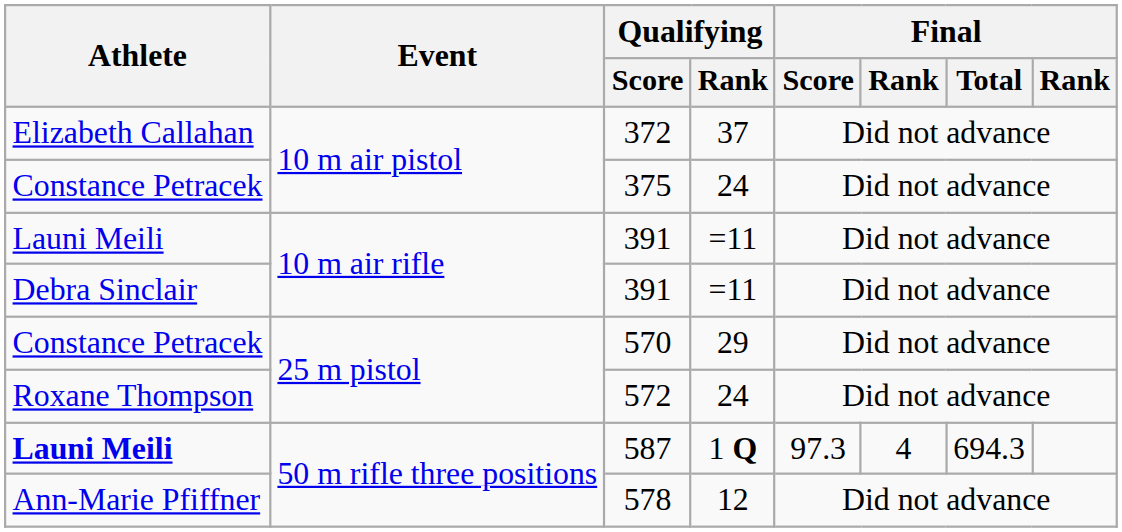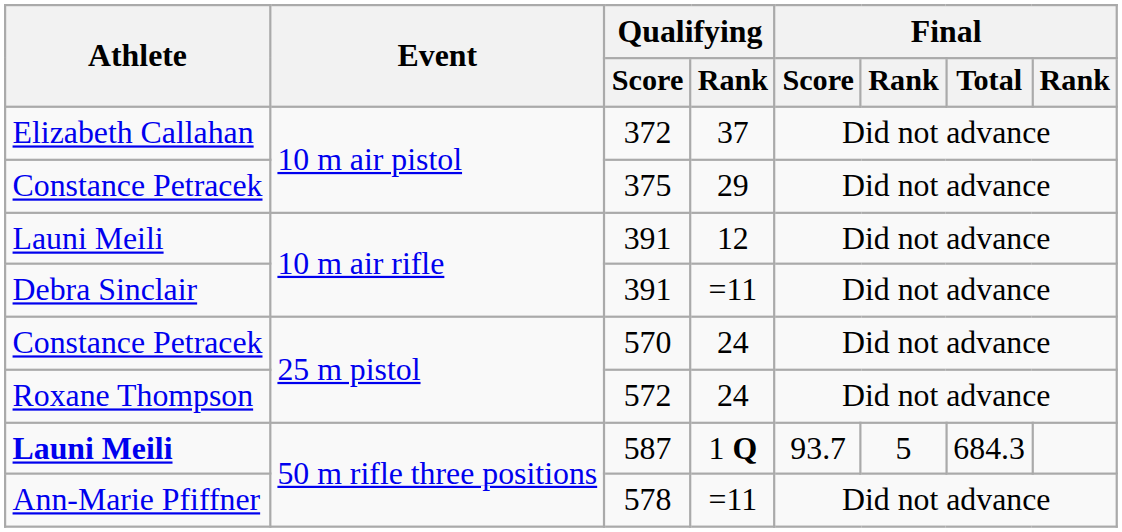(733, 185) 24 -> (733, 185) 29
(733, 238) =11 -> (733, 238) 12
(733, 343) 29 -> (733, 343) 24
(818, 448) 97.3 -> (818, 448) 93.7
(903, 448) 4 -> (903, 448) 5
(989, 448) 694.3 -> (989, 448) 684.3
(733, 500) 12 -> (733, 500) =11
